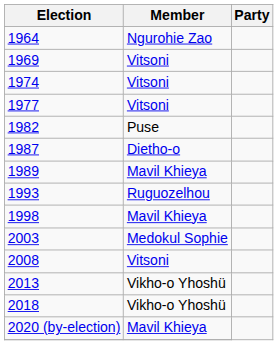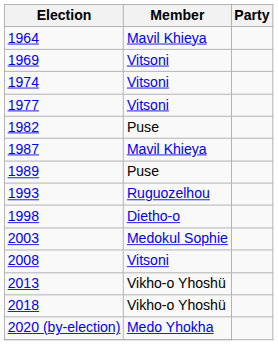(170, 37) Ngurohie Zao -> (167, 37) Mavil Khieya
(153, 149) Dietho-o -> (167, 149) Mavil Khieya
(167, 171) Mavil Khieya -> (143, 171) Puse
(167, 216) Mavil Khieya -> (153, 216) Dietho-o
(167, 328) Mavil Khieya -> (170, 328) Medo Yhokha
